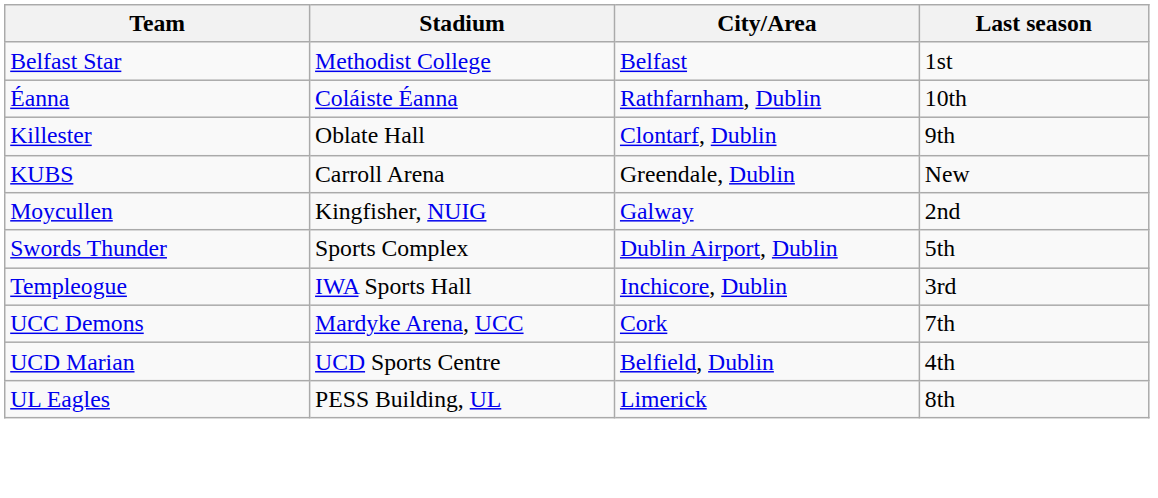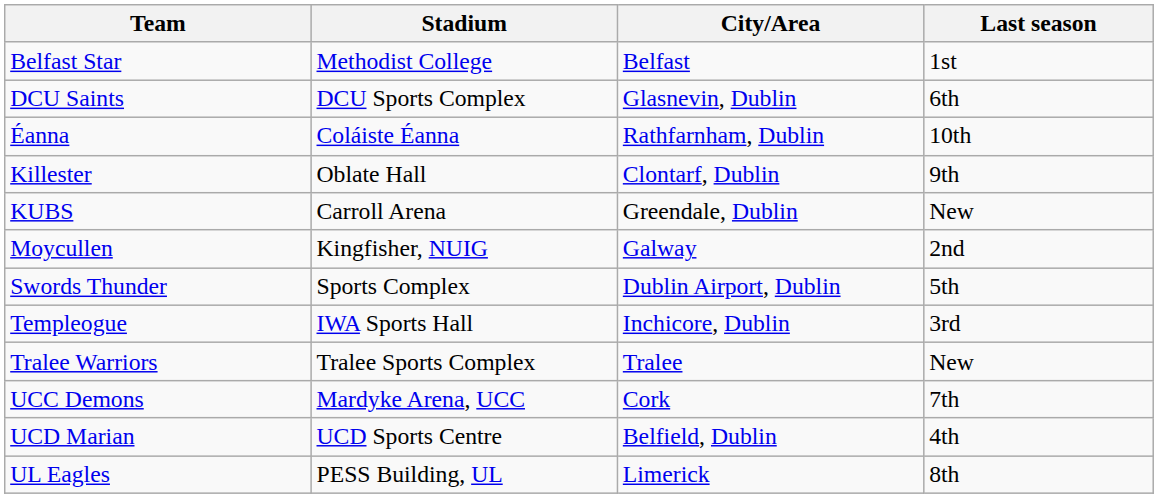+ row: (67, 98)
+ row: (84, 361)
